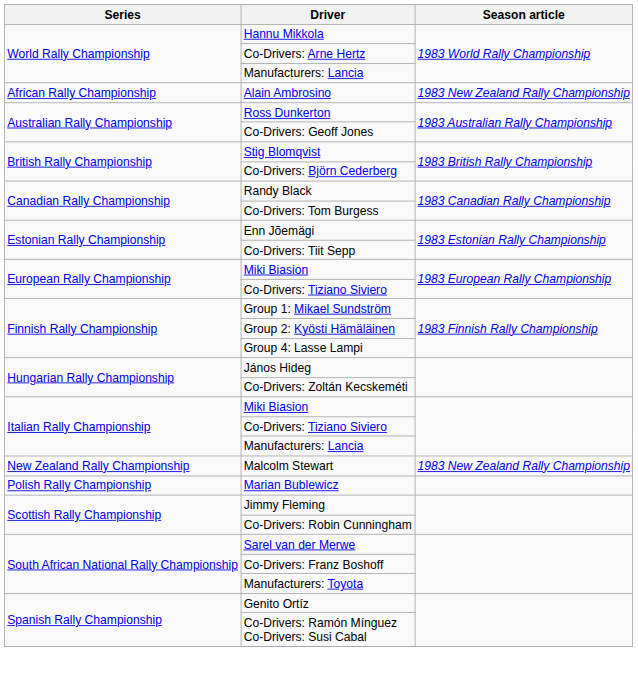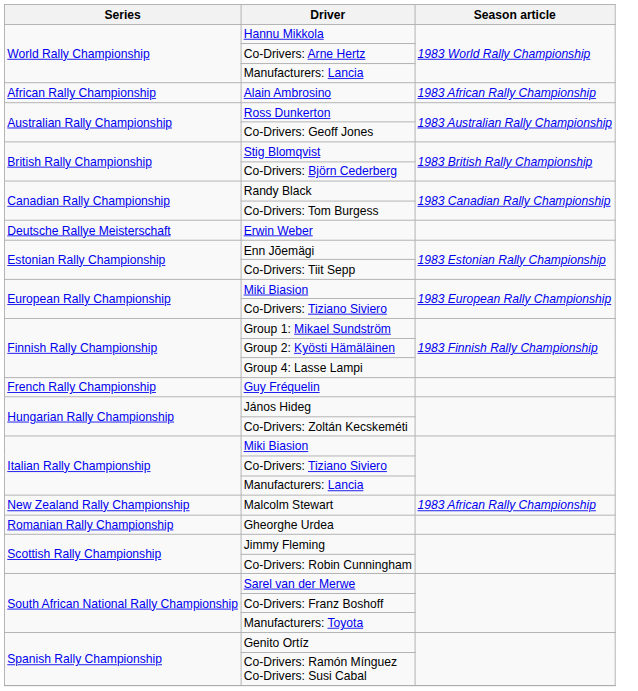(524, 93) 1983 New Zealand Rally Championship -> (507, 93) 1983 African Rally Championship
+ row: (89, 230)
+ row: (82, 387)
(524, 466) 1983 New Zealand Rally Championship -> (507, 505) 1983 African Rally Championship
- row: (79, 485)
+ row: (90, 525)
